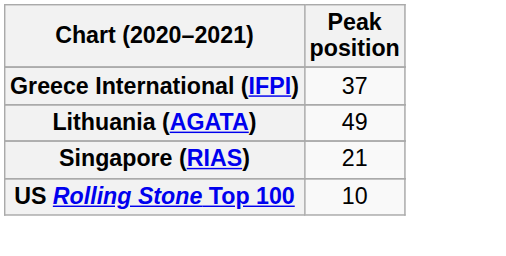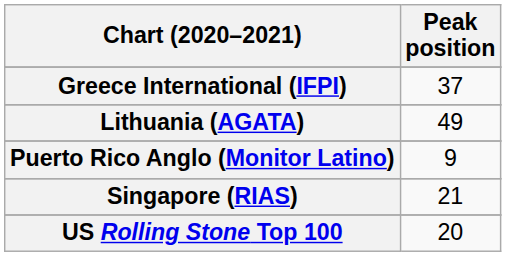+ row: (202, 159)
(355, 196) 10 -> (450, 232) 20
